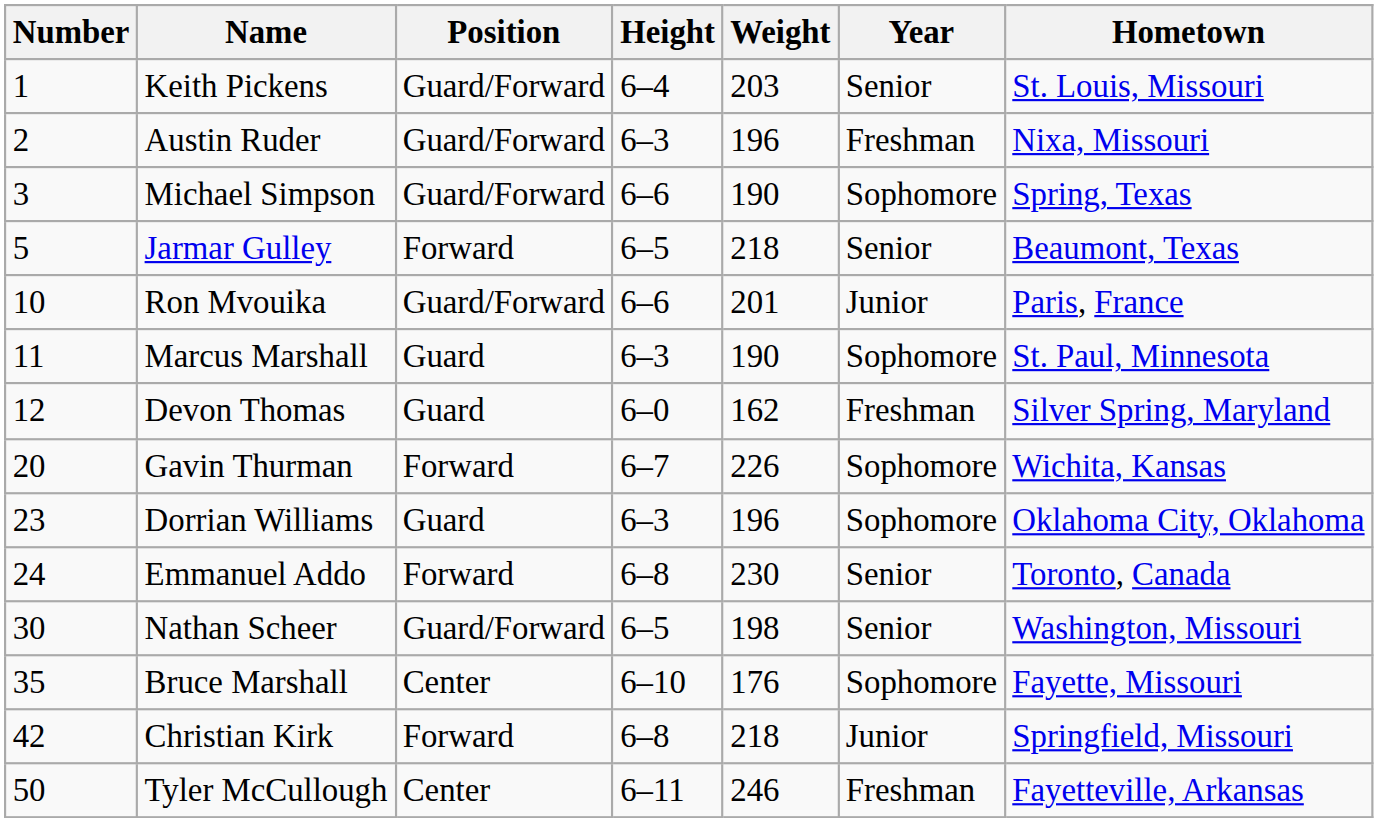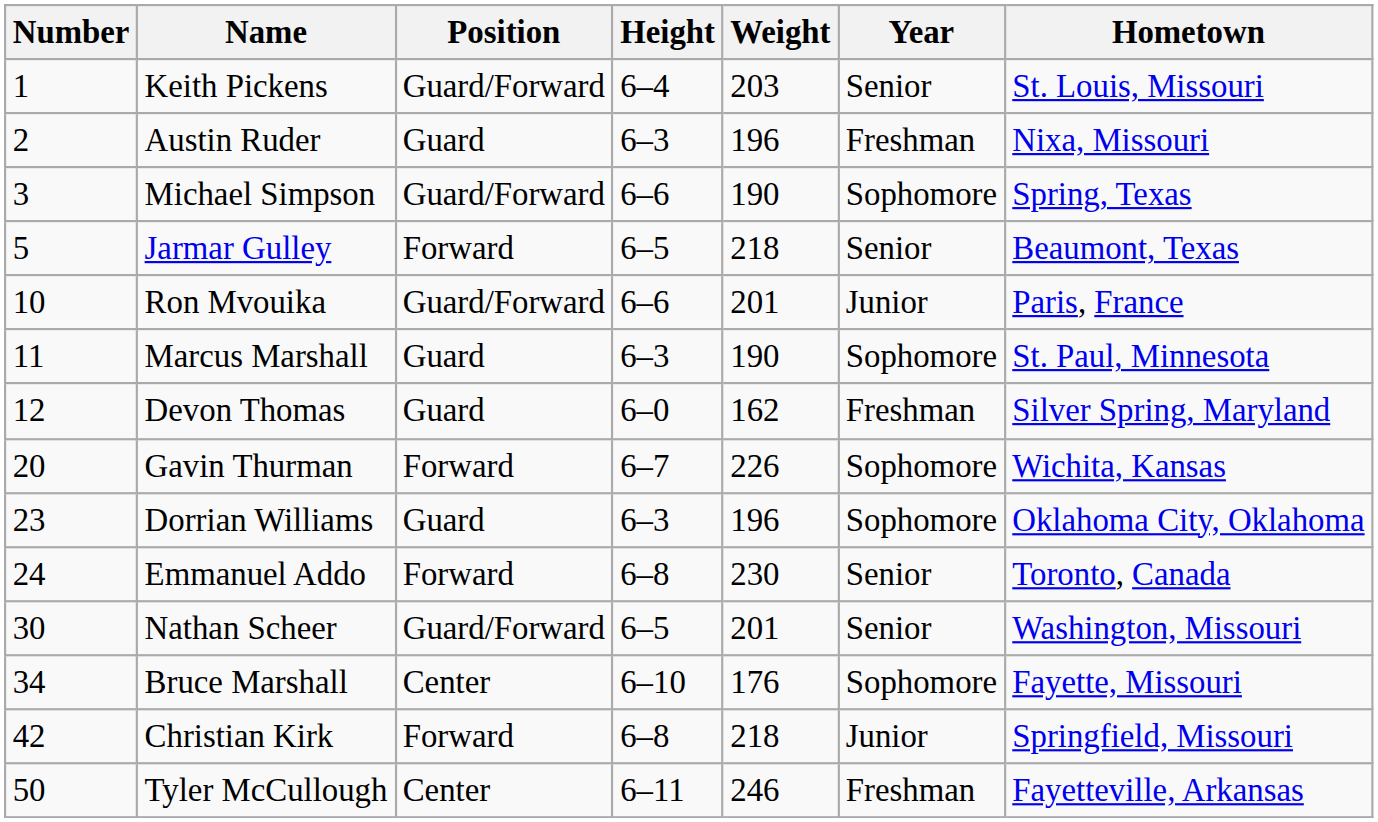(504, 140) Guard/Forward -> (444, 140) Guard
(755, 627) 198 -> (755, 627) 201
(29, 681) 35 -> (29, 681) 34
